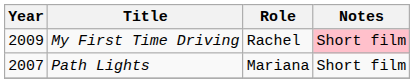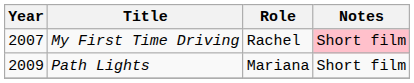(26, 41) 2009 -> (26, 41) 2007
(26, 65) 2007 -> (26, 65) 2009
